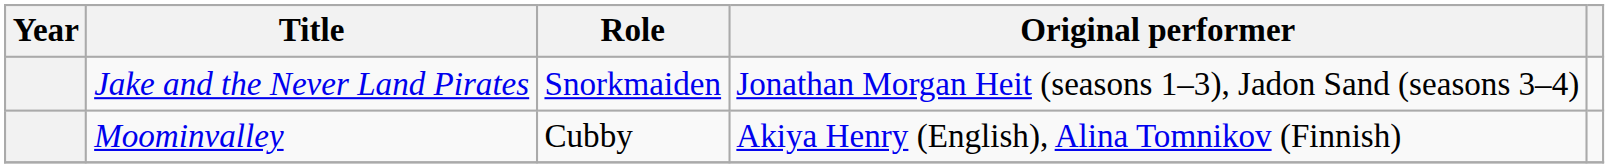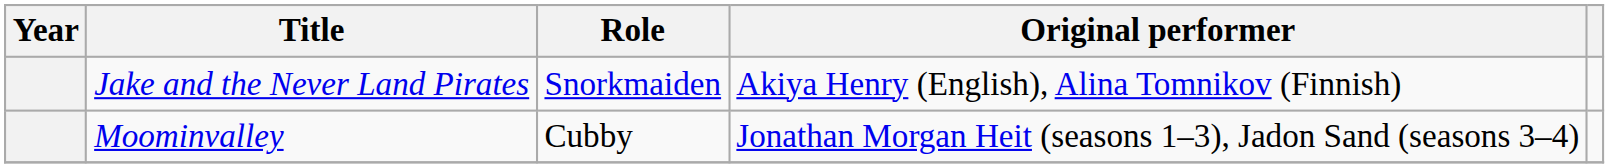(1158, 83) Jonathan Morgan Heit (seasons 1–3), Jadon Sand (seasons 3–4) -> (1069, 83) Akiya Henry (English), Alina Tomnikov (Finnish)
(1069, 135) Akiya Henry (English), Alina Tomnikov (Finnish) -> (1158, 135) Jonathan Morgan Heit (seasons 1–3), Jadon Sand (seasons 3–4)
